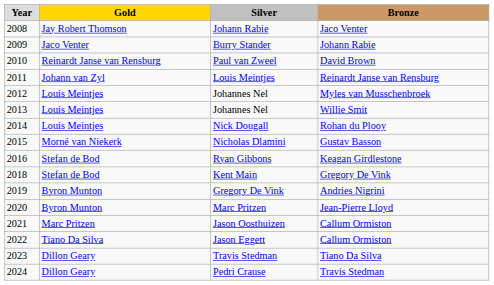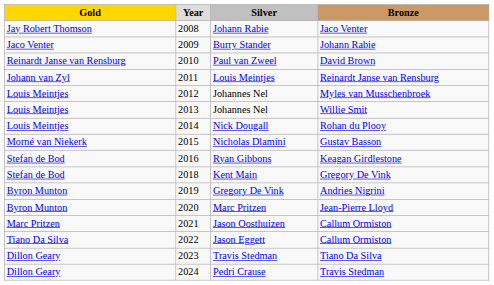columns swapped: (22, 12) <-> (125, 12)
